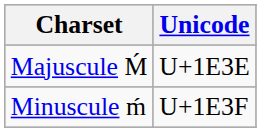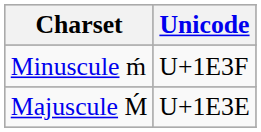rows swapped: (79, 65) <-> (78, 106)
